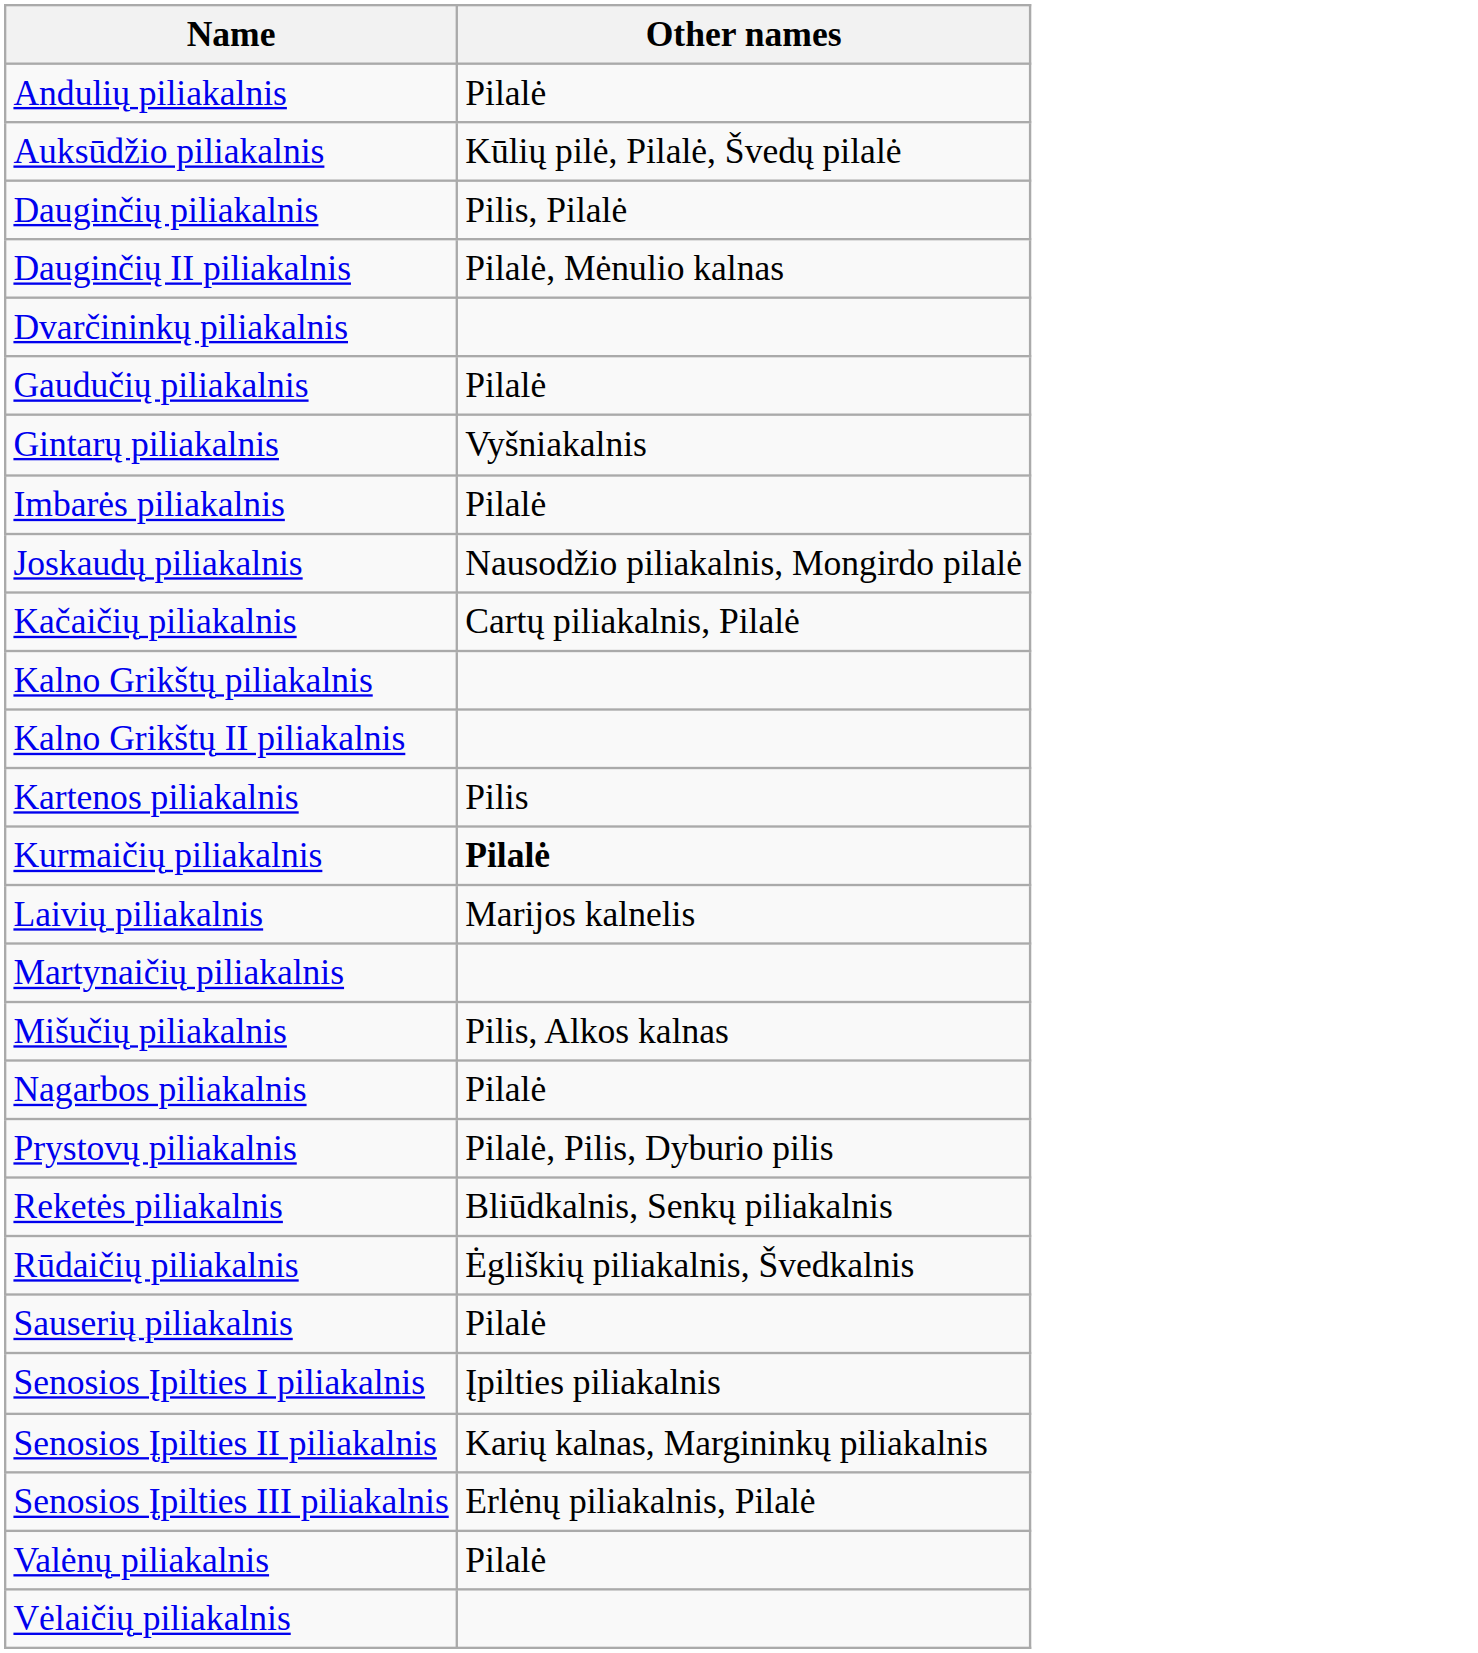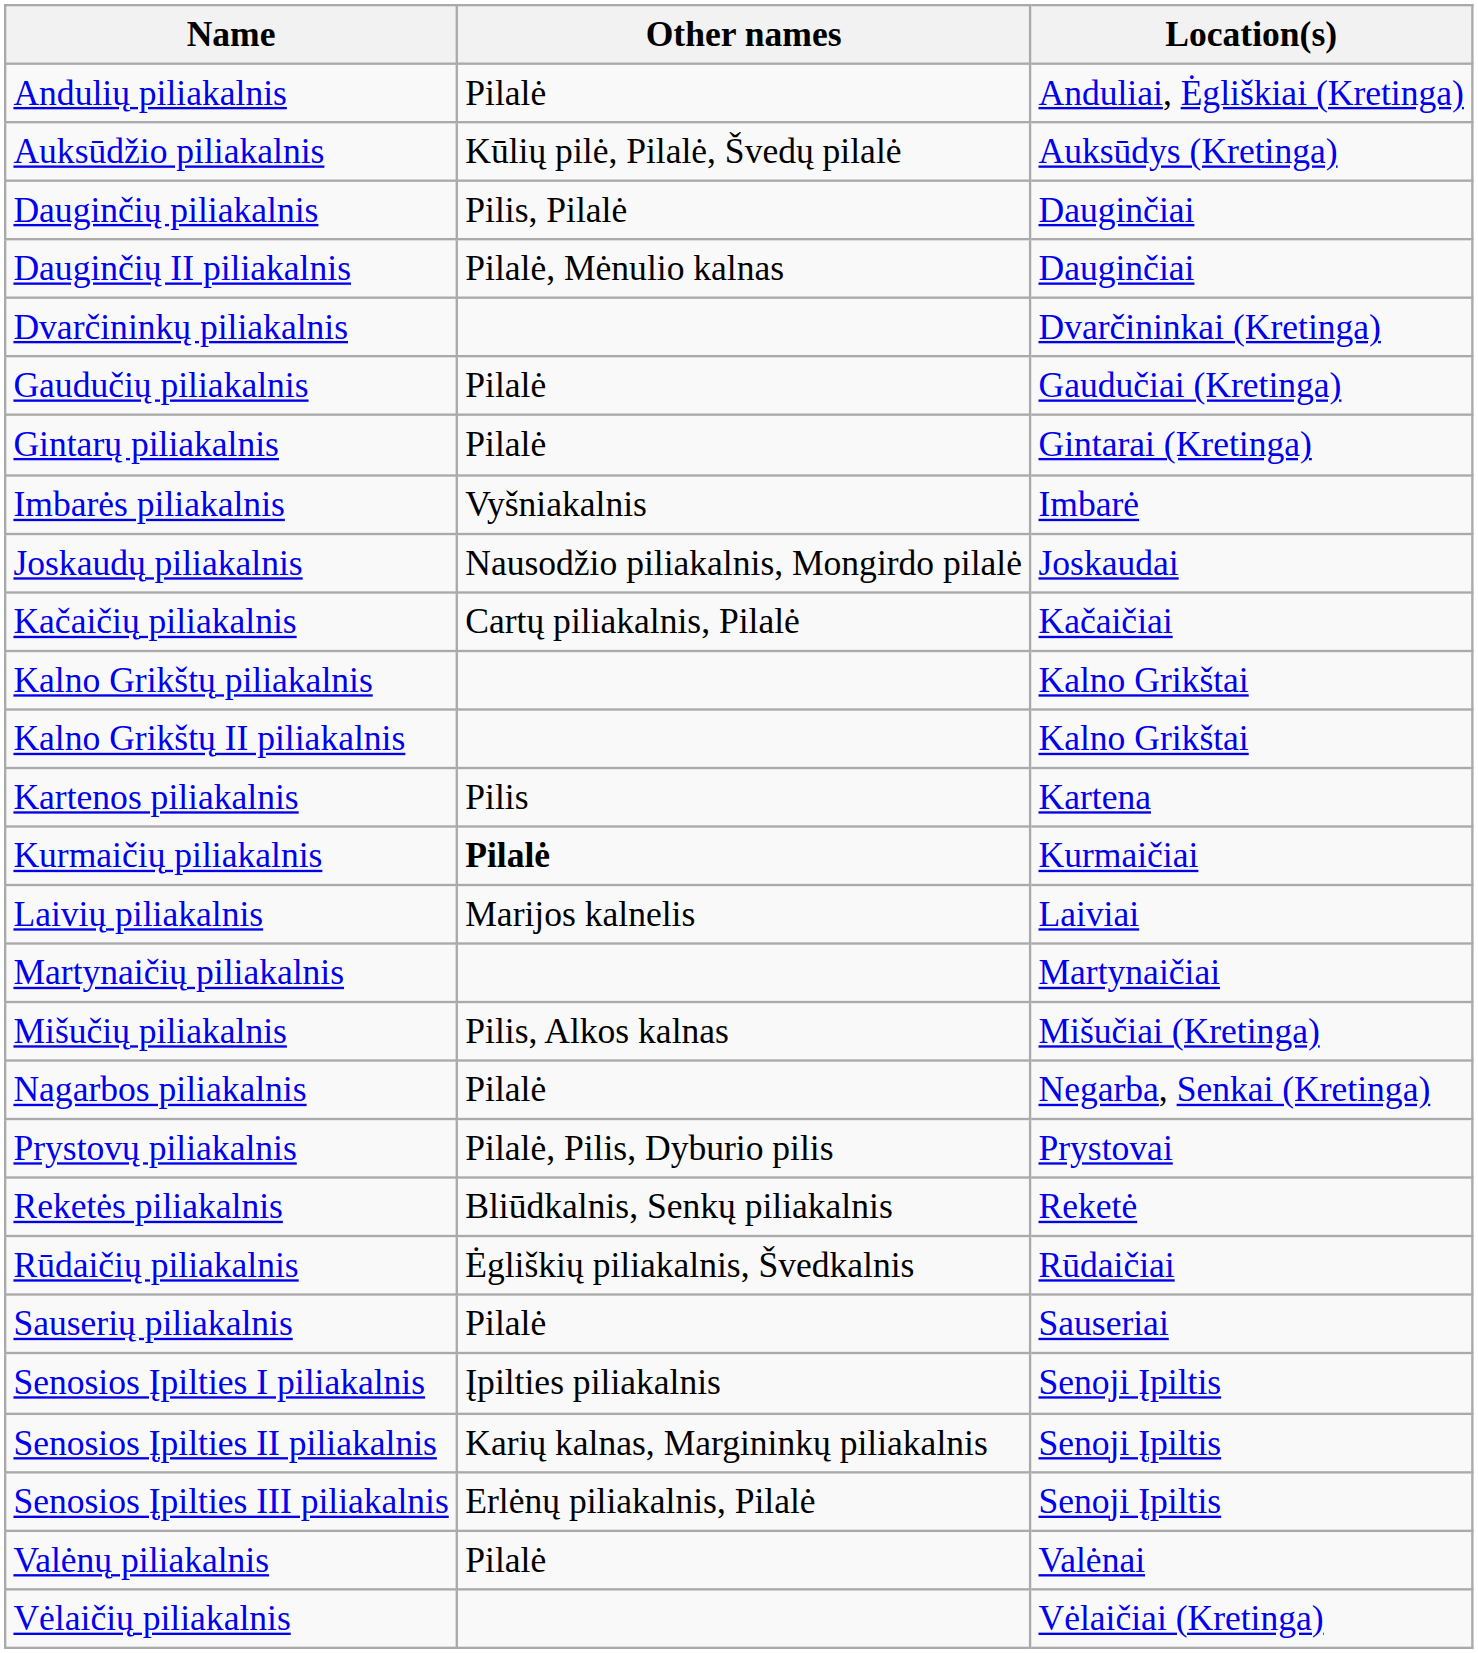+ column: (1251, 34)
(556, 444) Vyšniakalnis -> (506, 444) Pilalė
(506, 503) Pilalė -> (556, 503) Vyšniakalnis
